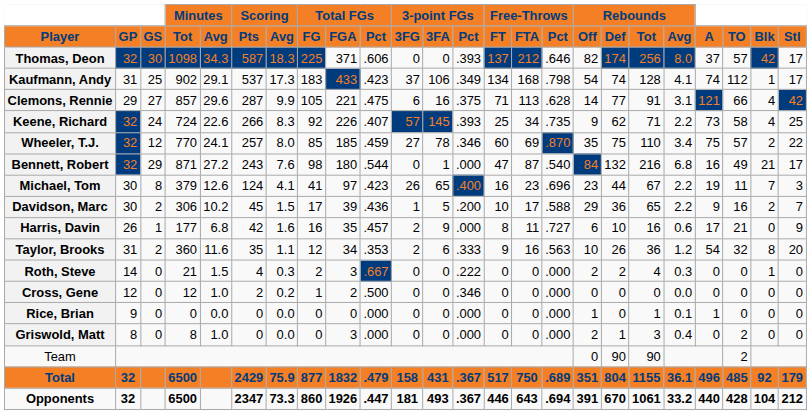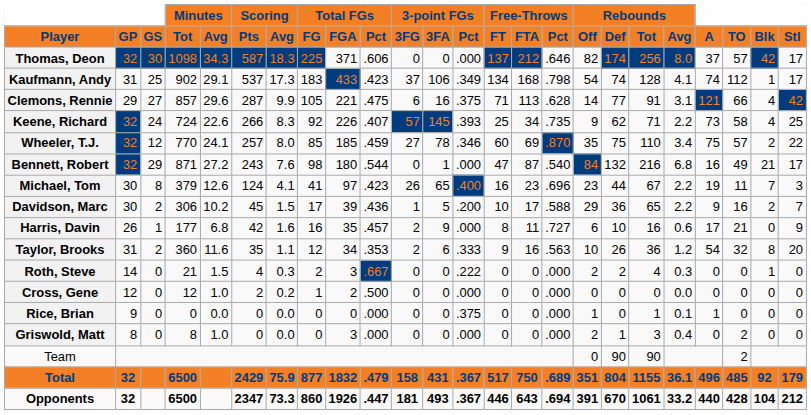(468, 58) .393 -> (468, 58) .000
(468, 292) .346 -> (468, 292) .000
(468, 313) .000 -> (468, 313) .375
